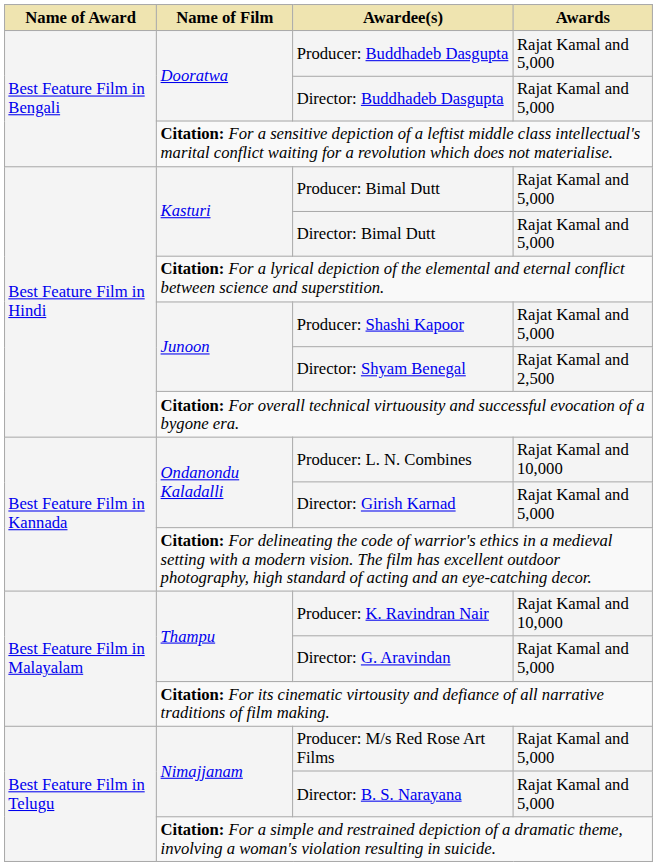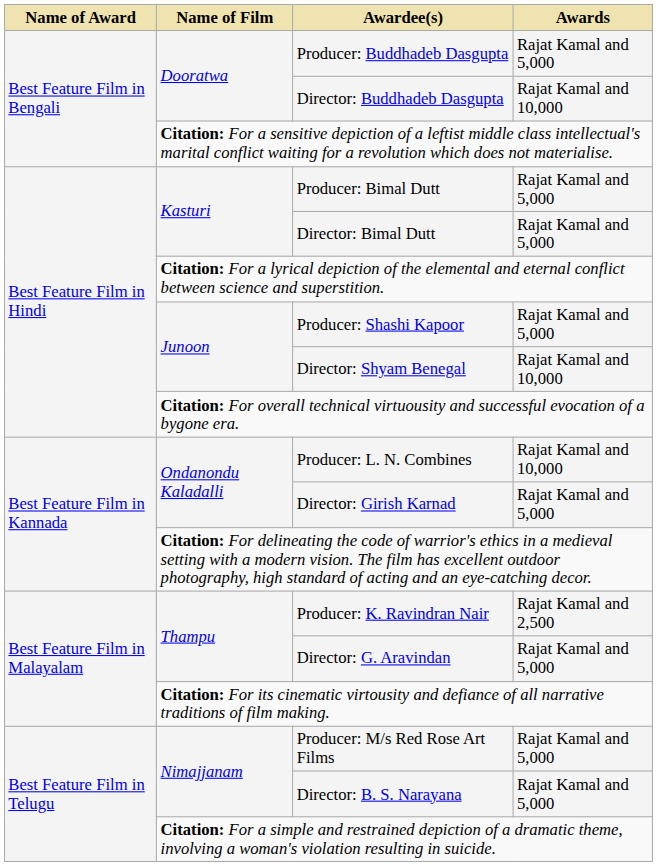(573, 98) Rajat Kamal and 5,000 -> (573, 98) Rajat Kamal and 10,000
(573, 369) Rajat Kamal and 2,500 -> (573, 369) Rajat Kamal and 10,000
(573, 613) Rajat Kamal and 10,000 -> (573, 613) Rajat Kamal and 2,500
